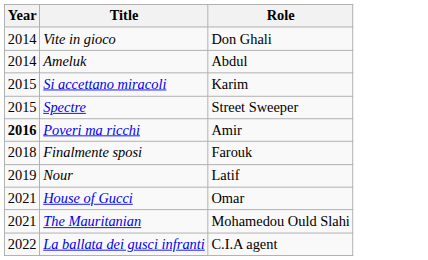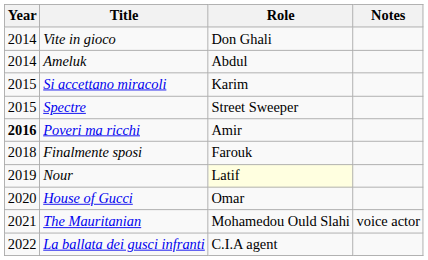+ column: (388, 15)
(225, 175) no background -> (225, 175) lightyellow background
(22, 198) 2021 -> (22, 198) 2020
